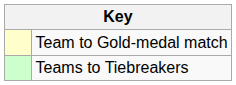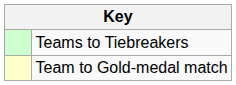rows swapped: (132, 42) <-> (112, 67)
